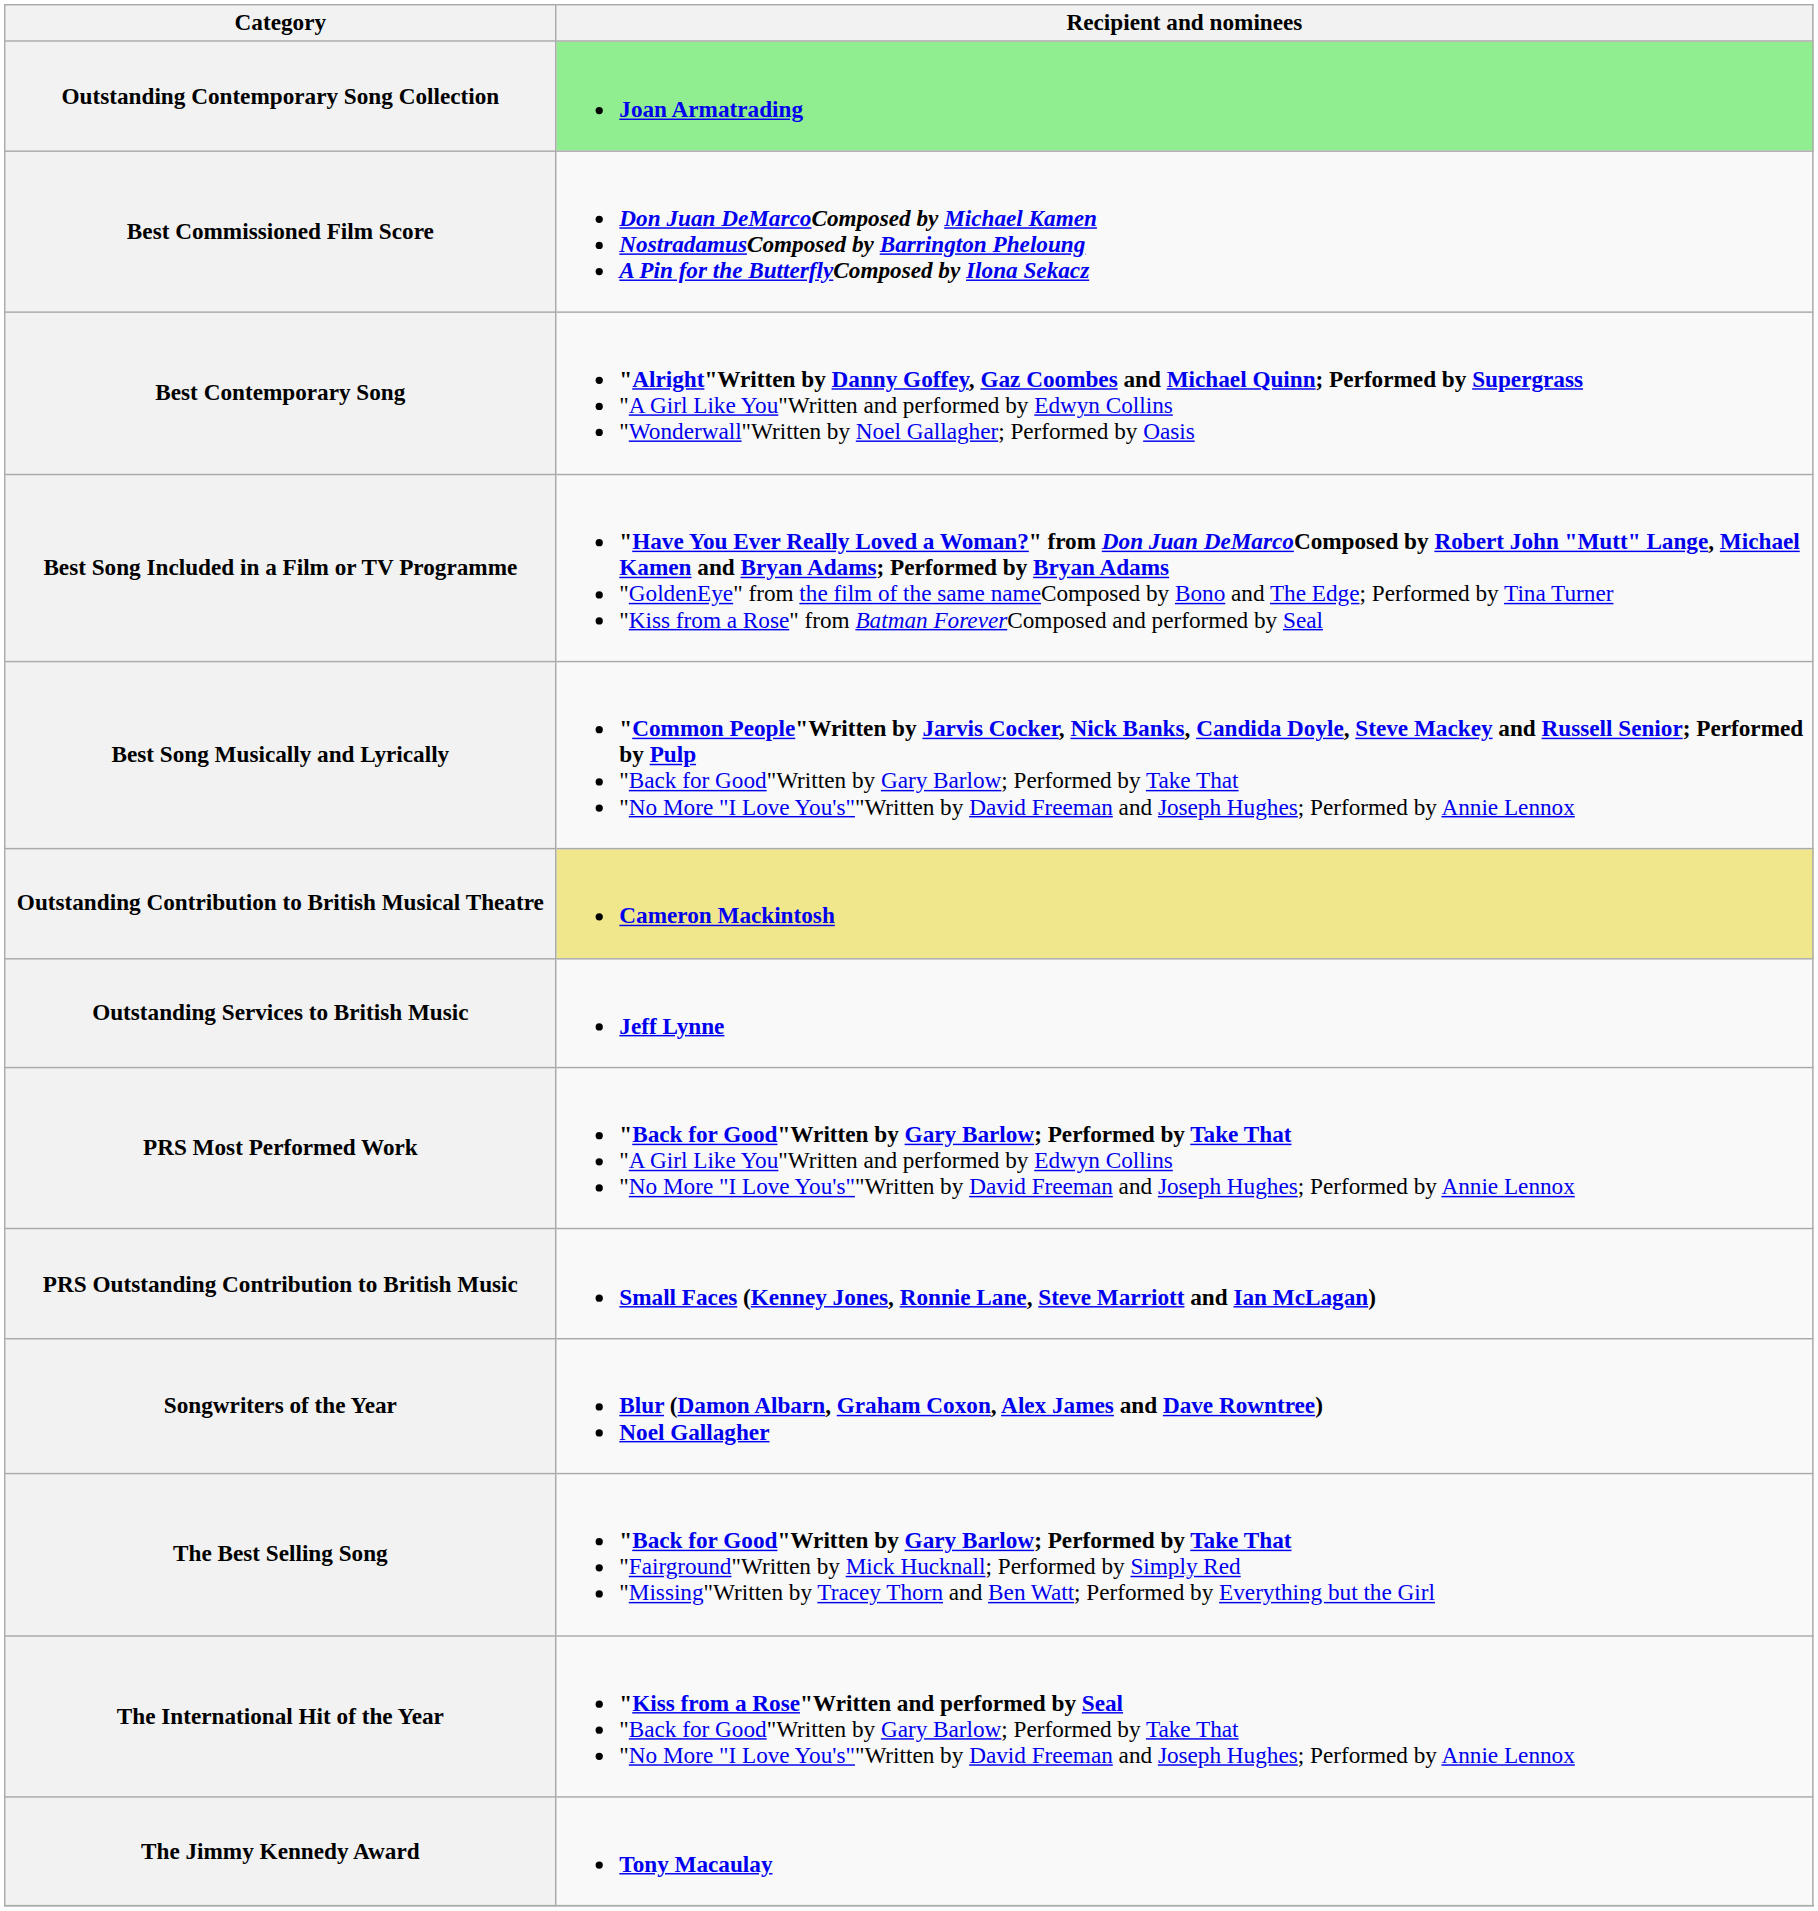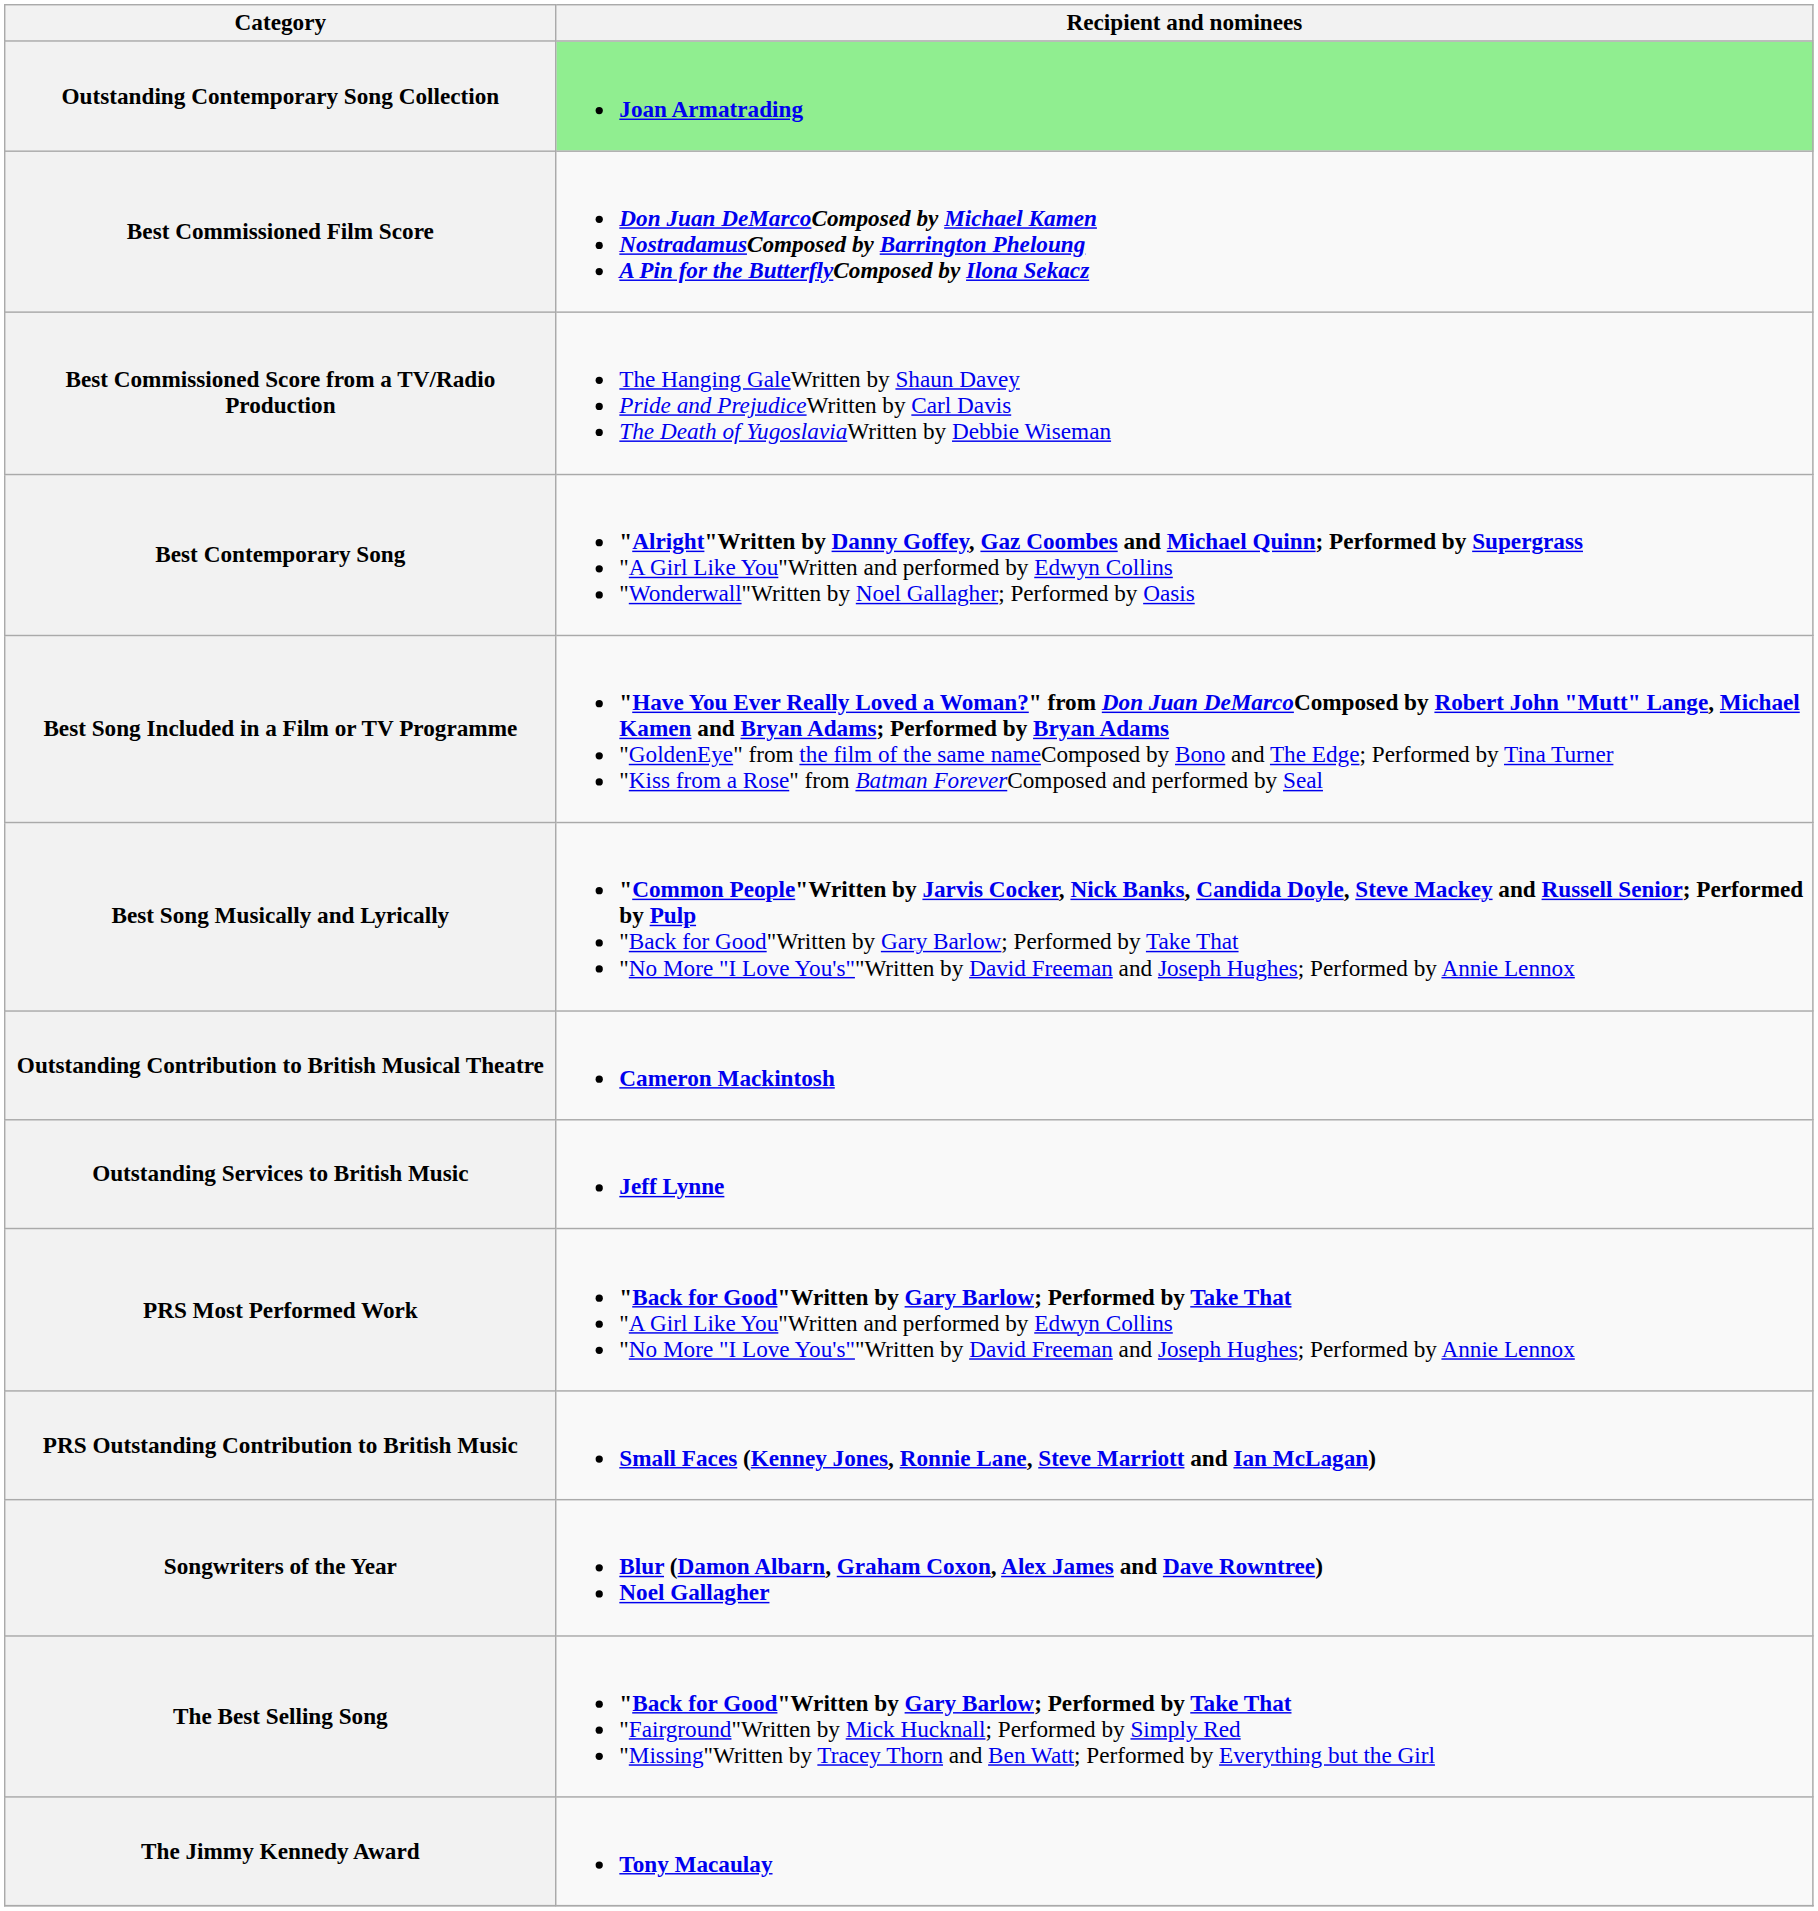+ row: (280, 392)
(1184, 917) khaki background -> (1184, 1078) no background
- row: (280, 1715)
